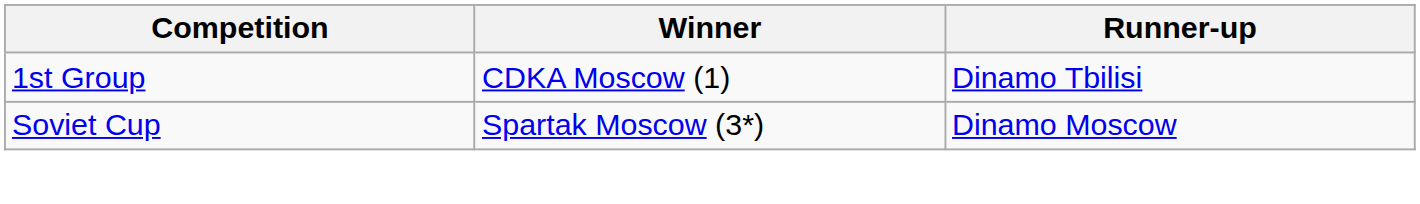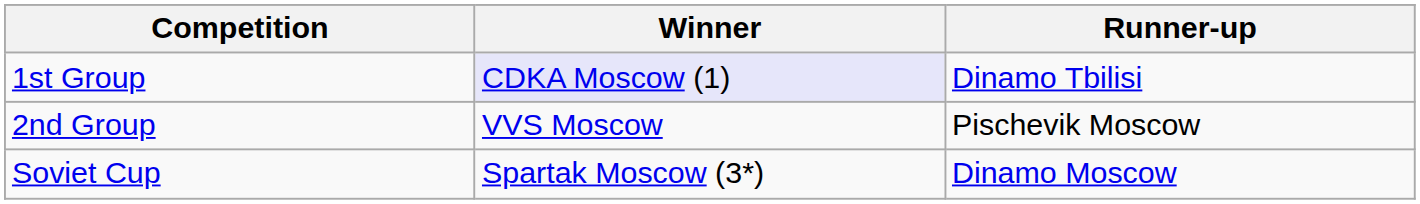(606, 76) no background -> (606, 76) lavender background
+ row: (84, 125)
